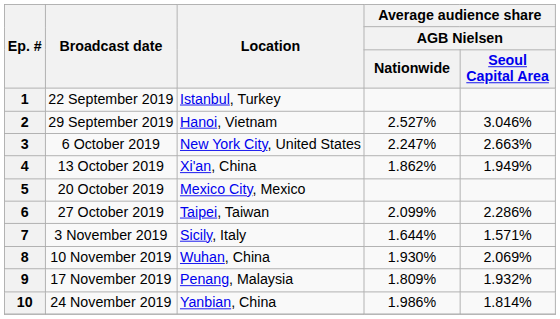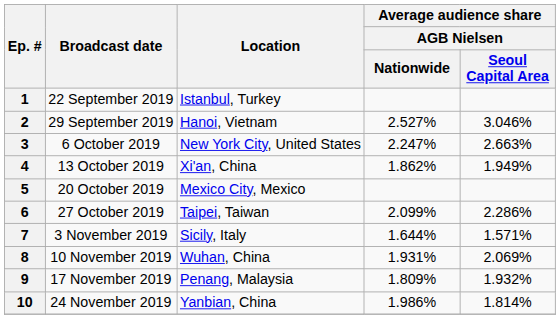(412, 257) 1.930% -> (412, 257) 1.931%
